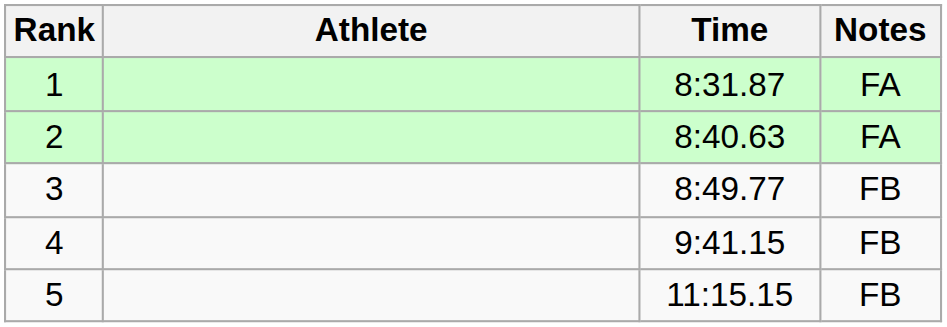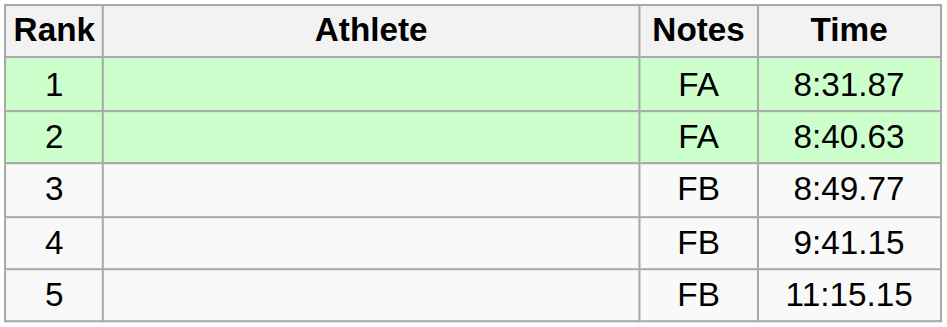columns swapped: (730, 30) <-> (880, 30)
